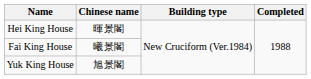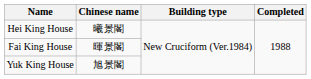(109, 29) 暉景閣 -> (109, 29) 曦景閣
(109, 46) 曦景閣 -> (109, 46) 暉景閣
